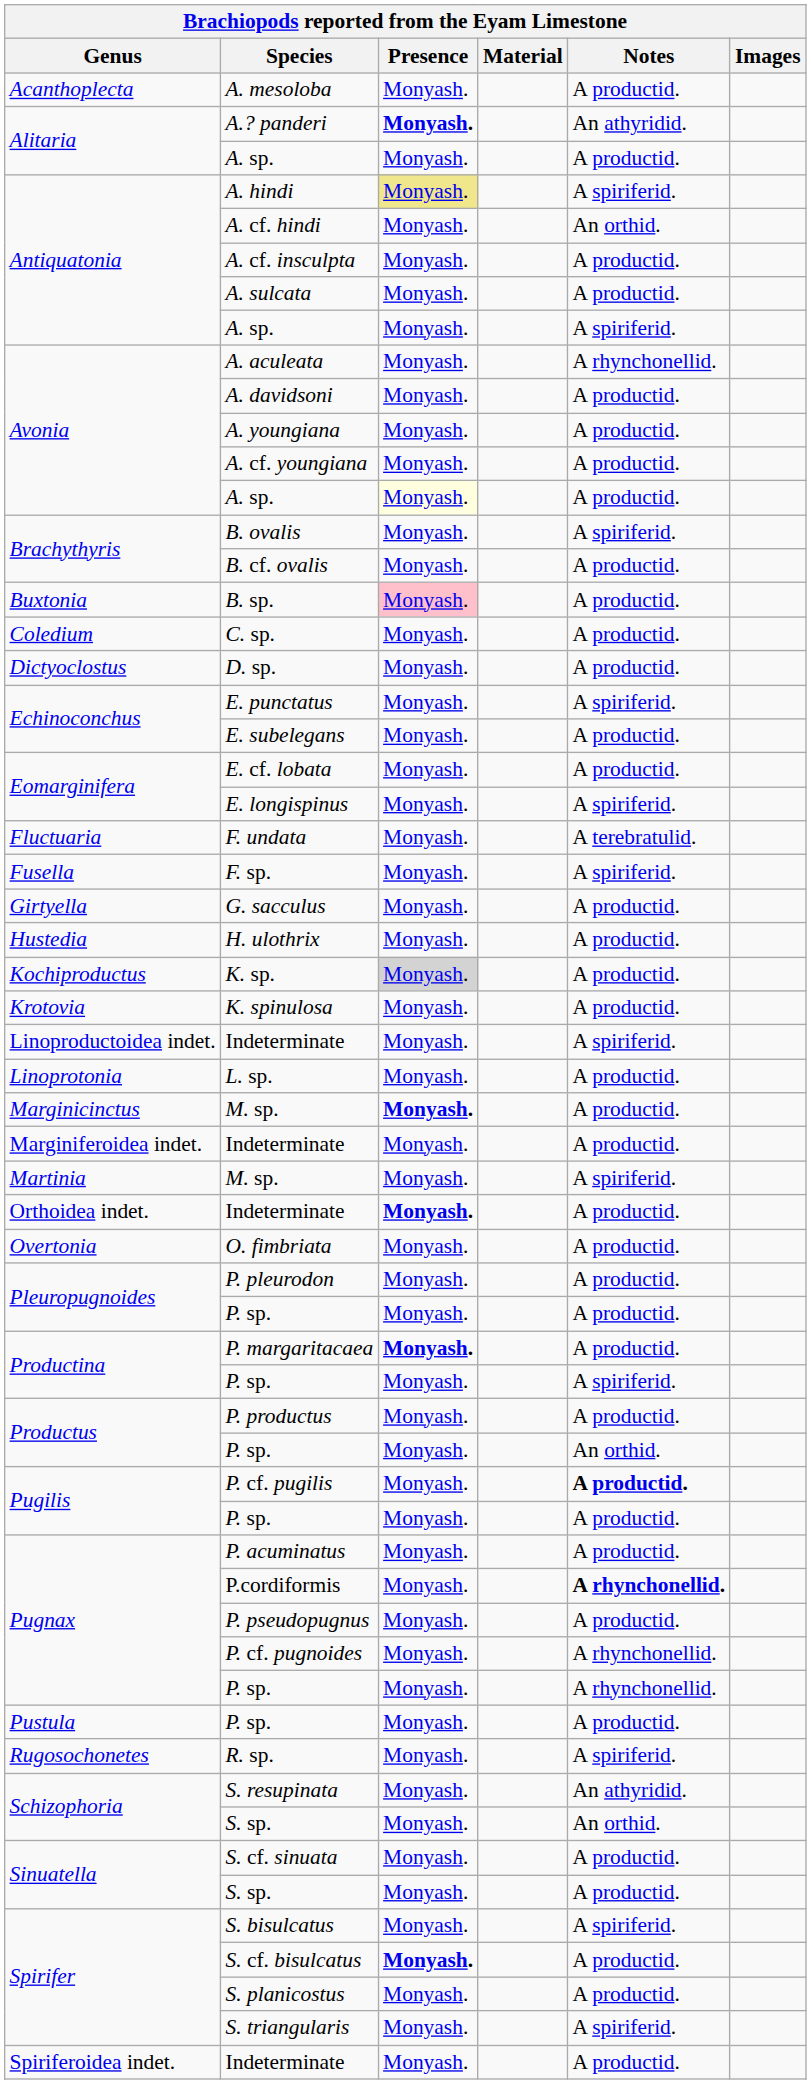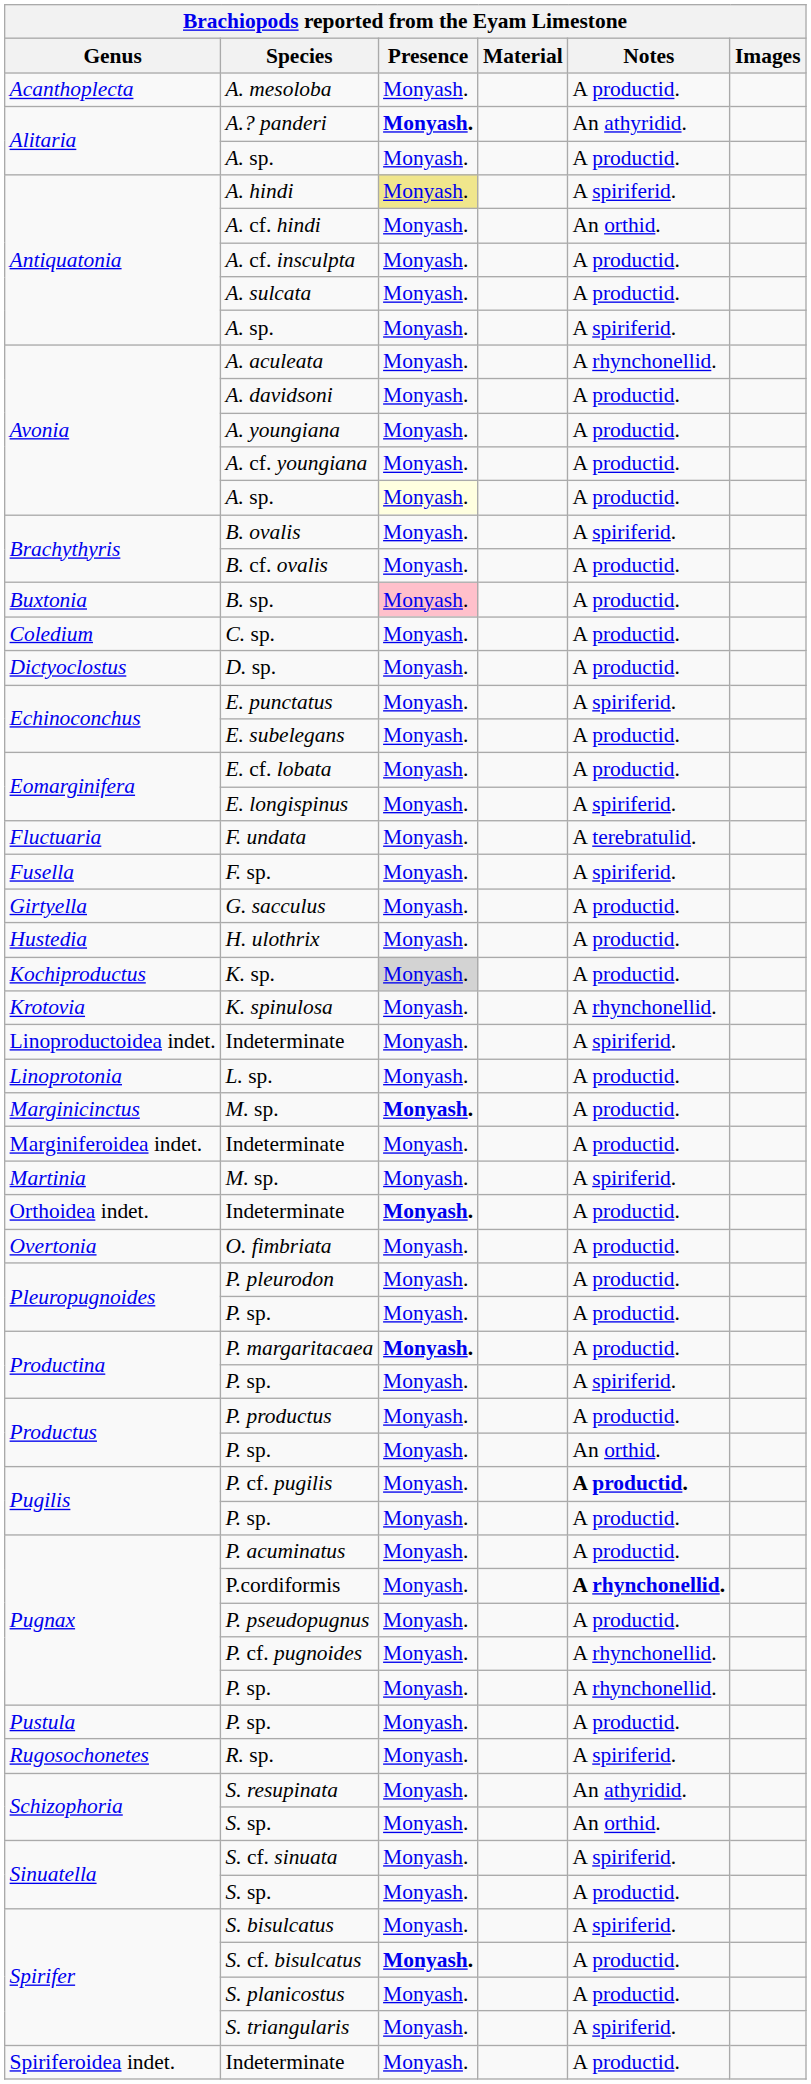(626, 1007) A productid. -> (645, 1007) A rhynchonellid.
(626, 1857) A productid. -> (624, 1857) A spiriferid.
